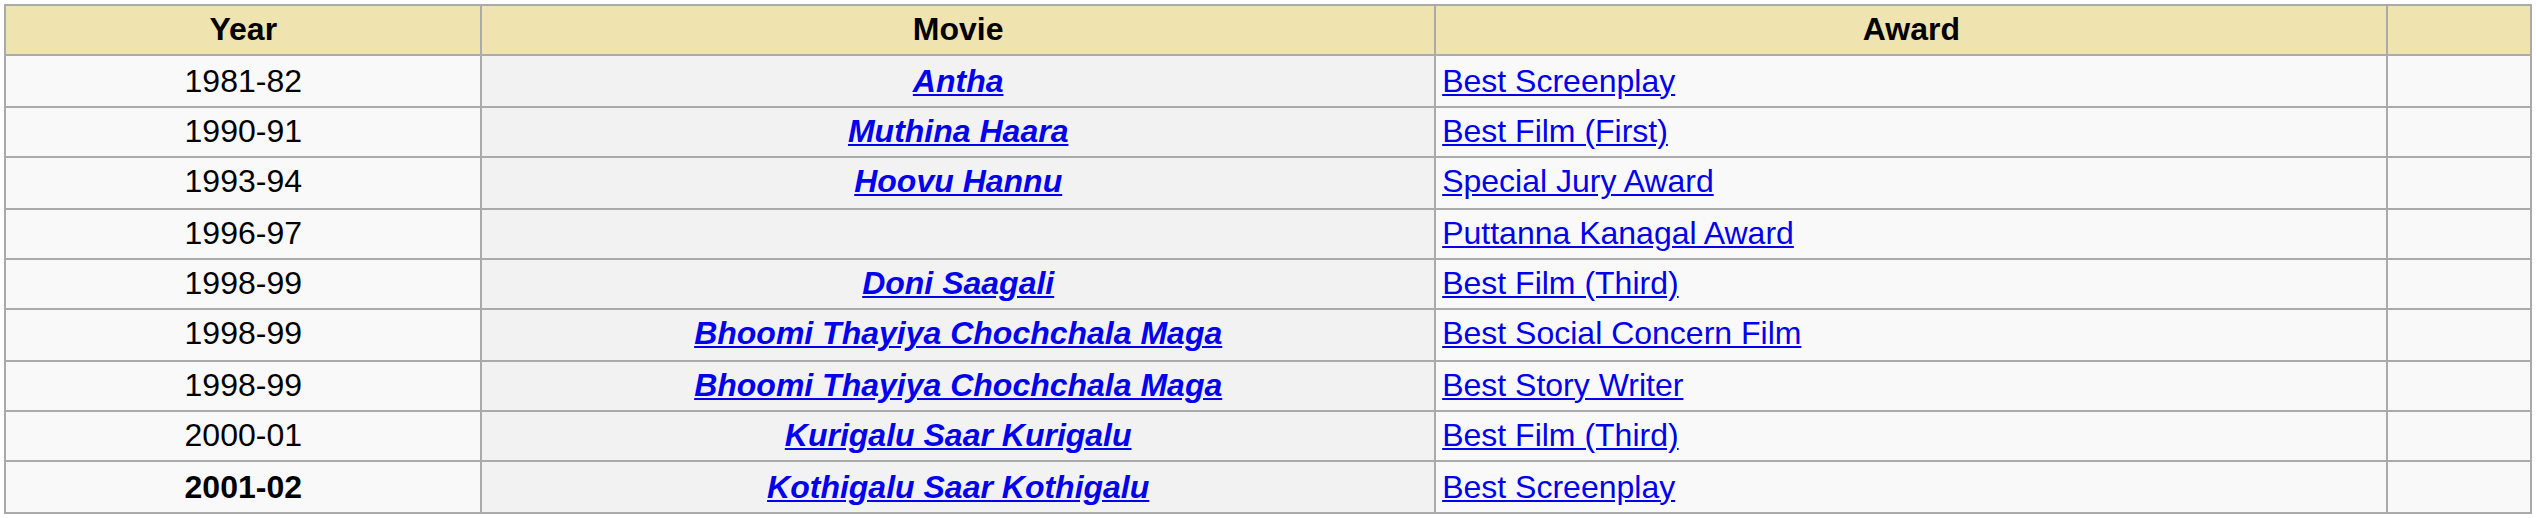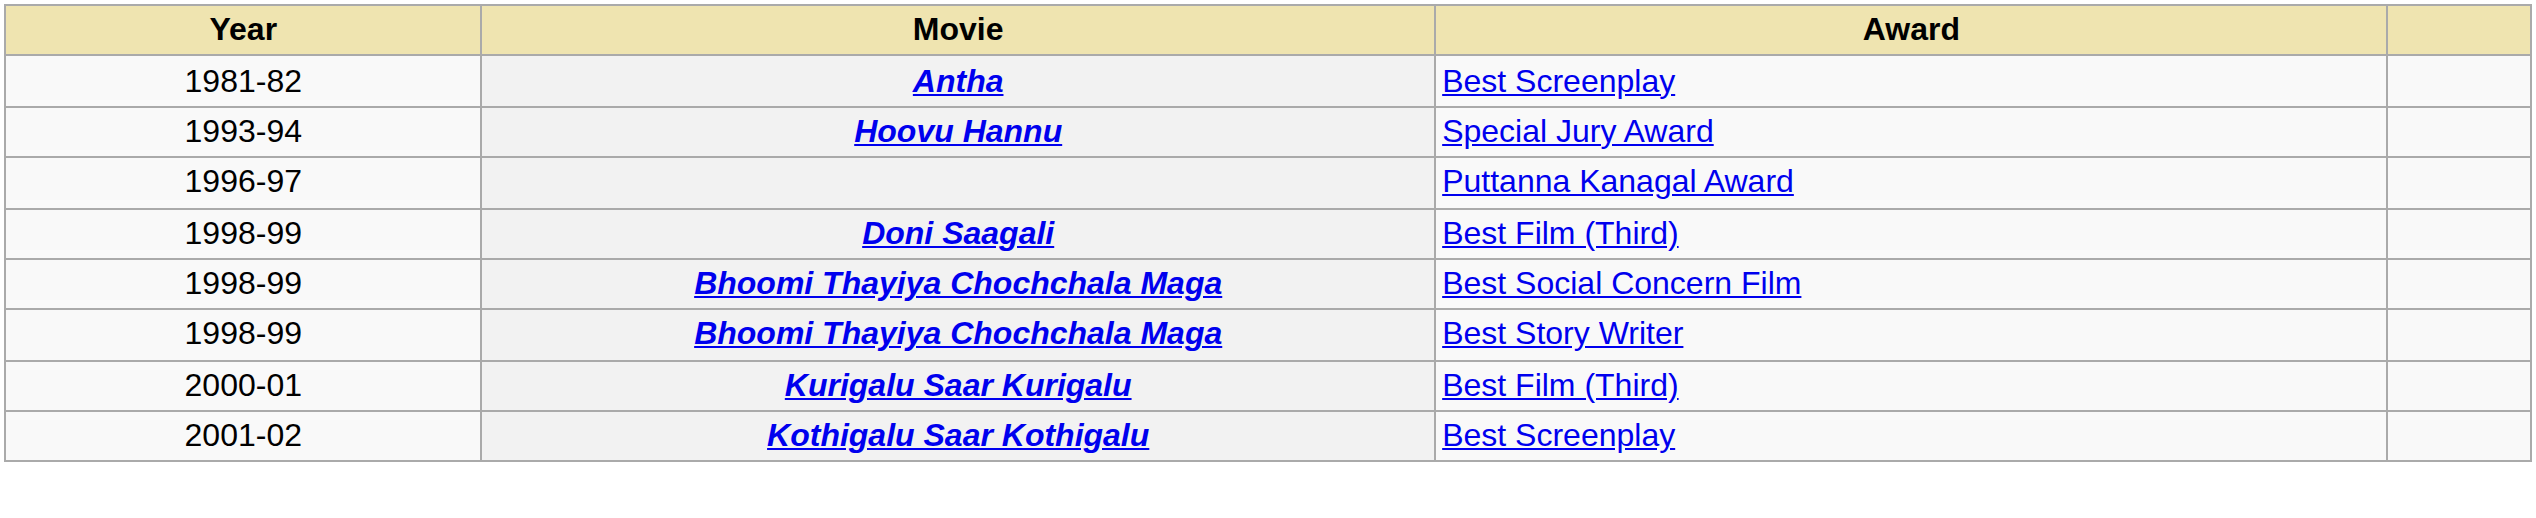- row: (958, 131)
(243, 486) bold -> (243, 435) normal
